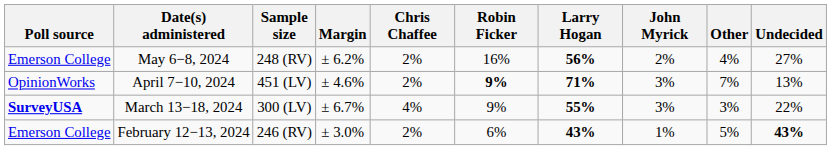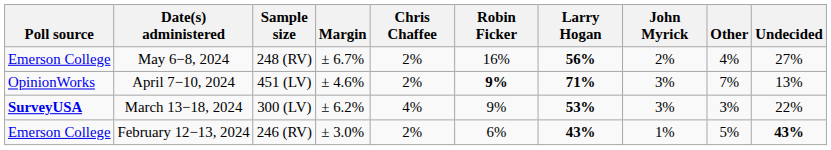(343, 59) ± 6.2% -> (343, 59) ± 6.7%
(343, 108) ± 6.7% -> (343, 108) ± 6.2%
(581, 108) 55% -> (581, 108) 53%
